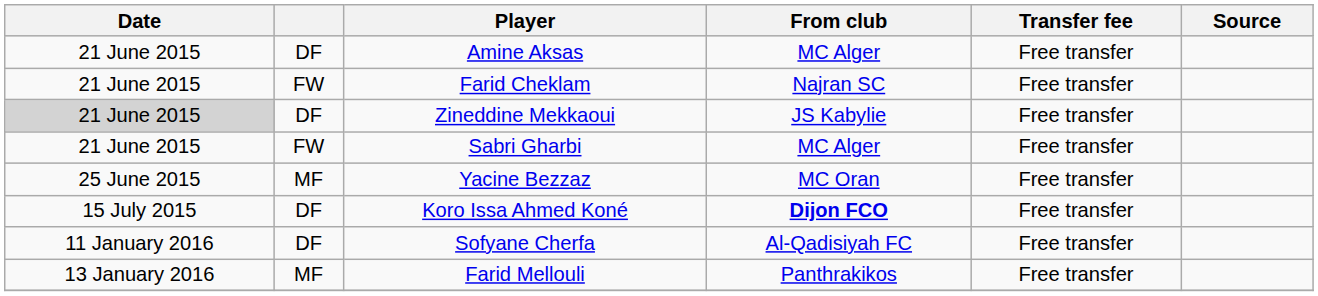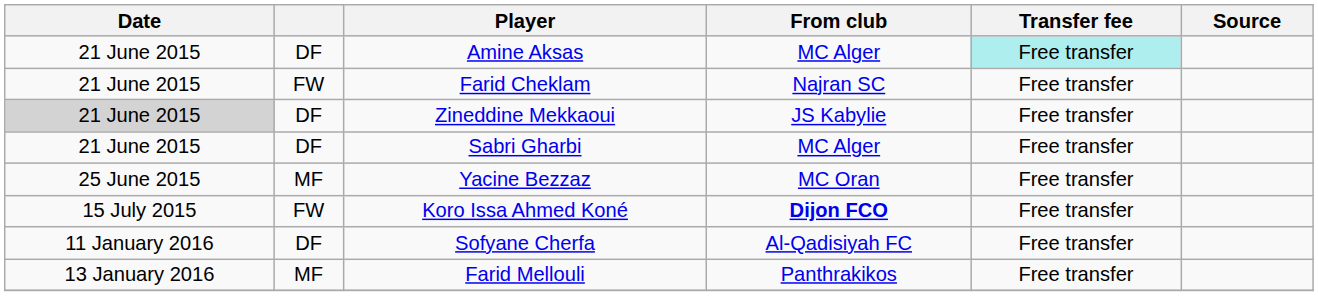(1076, 52) no background -> (1076, 52) paleturquoise background
(309, 147) FW -> (309, 147) DF
(309, 211) DF -> (309, 211) FW
